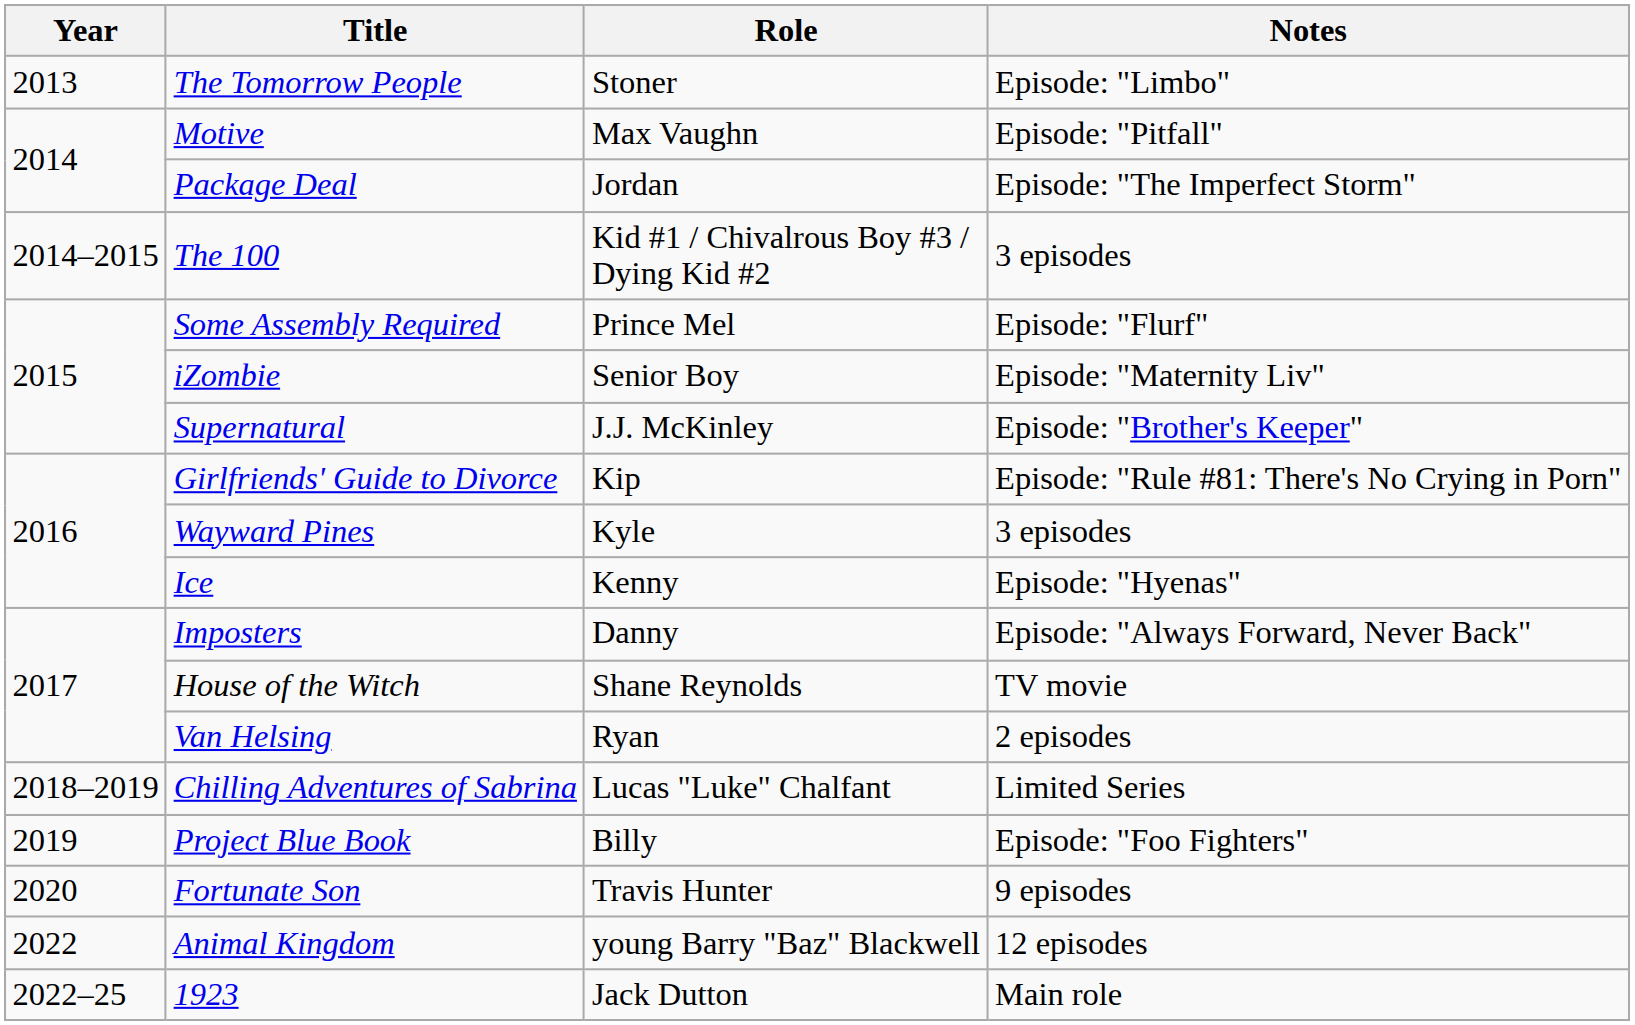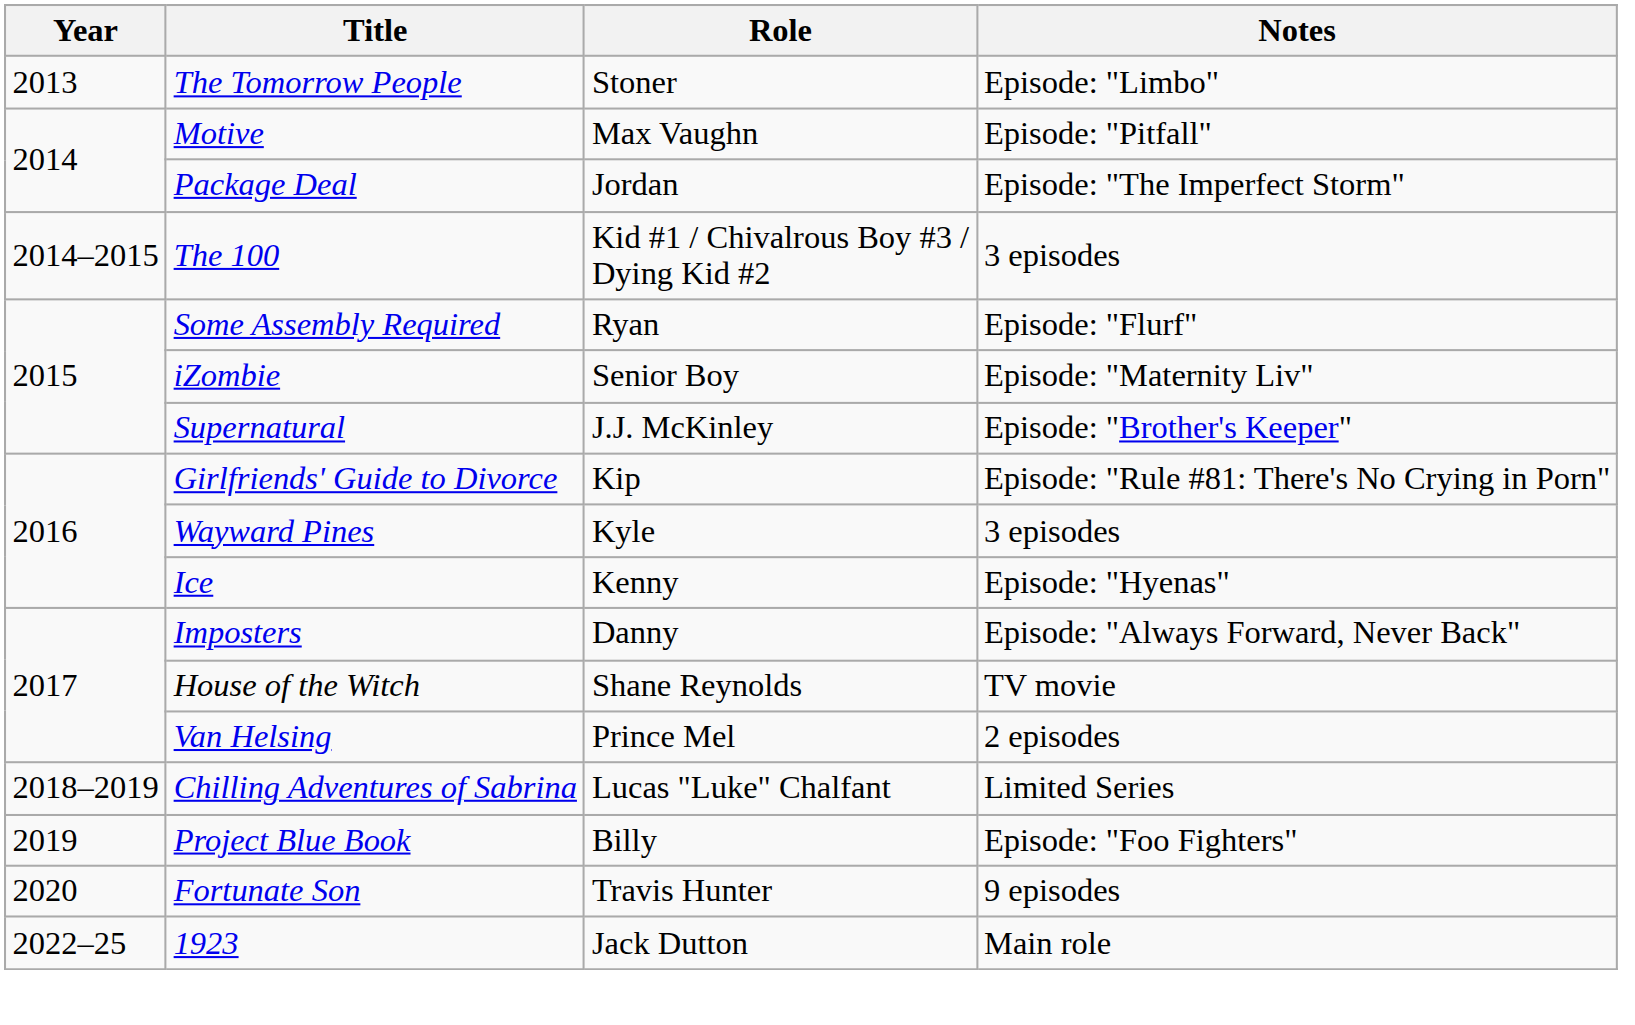(664, 324) Prince Mel -> (626, 324) Ryan
(626, 736) Ryan -> (664, 736) Prince Mel
- row: (284, 942)
